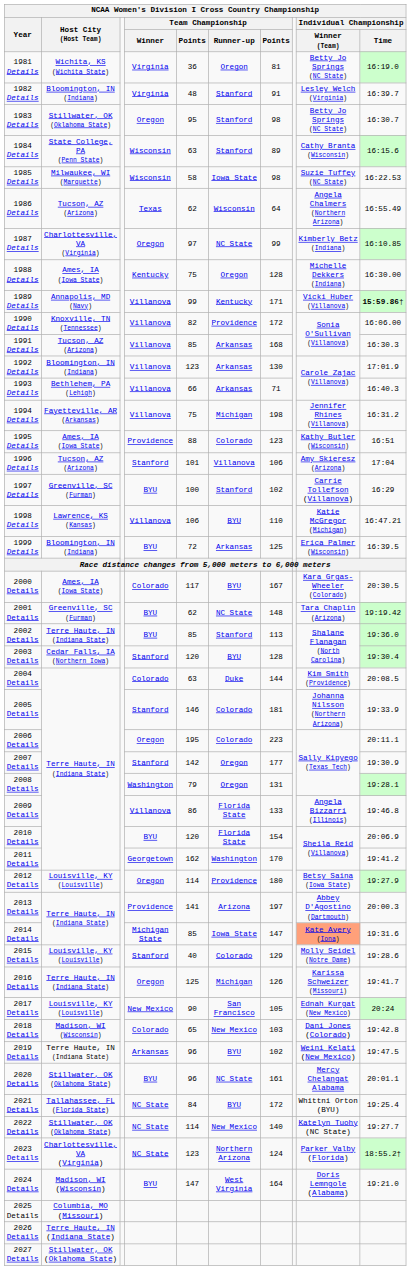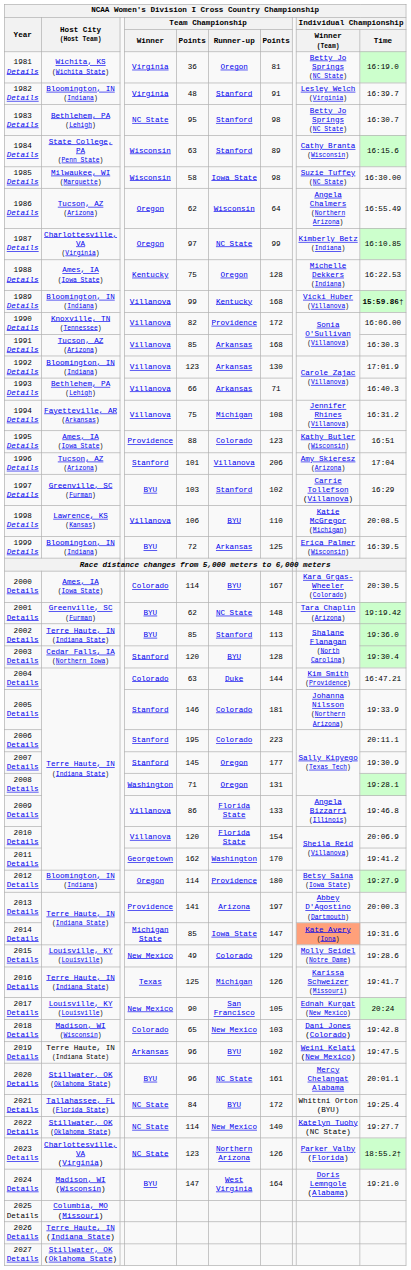(81, 119) Stillwater, OK (Oklahoma State) -> (81, 119) Bethlehem, PA (Lehigh)
(150, 120) Oregon -> (150, 120) NC State
(383, 177) 16:22.53 -> (383, 177) 16:30.00
(150, 208) Texas -> (150, 208) Oregon
(383, 275) 16:30.00 -> (383, 275) 16:22.53
(81, 301) Annapolis, MD (Navy) -> (81, 301) Bloomington, IN (Indiana)
(276, 301) 171 -> (276, 301) 168
(276, 415) 198 -> (276, 415) 108
(276, 463) 106 -> (276, 463) 206
(192, 490) 100 -> (192, 490) 103
(383, 521) 16:47.21 -> (383, 521) 20:08.5
(192, 586) 117 -> (192, 586) 114
(383, 678) 20:08.5 -> (383, 678) 16:47.21
(150, 740) Oregon -> (150, 740) Stanford
(192, 762) 142 -> (192, 762) 145
(192, 784) 79 -> (192, 784) 71
(150, 837) BYU -> (150, 837) Villanova
(81, 880) Louisville, KY (Louisville) -> (81, 880) Bloomington, IN (Indiana)
(150, 955) Stanford -> (150, 955) New Mexico
(192, 955) 40 -> (192, 955) 49
(150, 982) Oregon -> (150, 982) Texas
(276, 1153) 124 -> (276, 1153) 126
